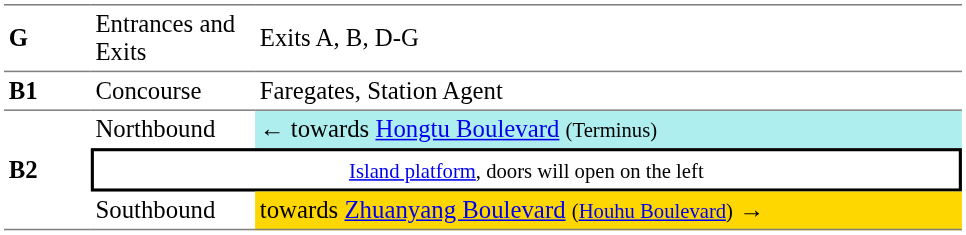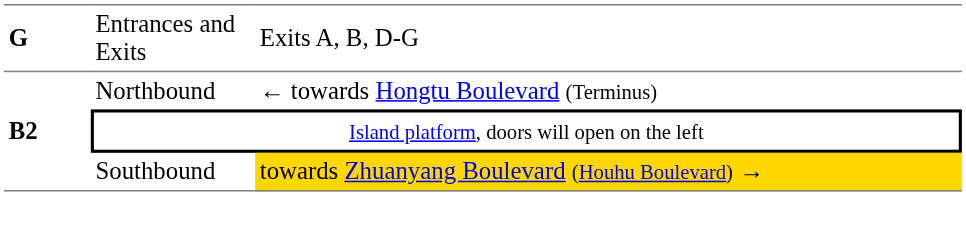- row: (148, 90)
(458, 129) paleturquoise background -> (458, 90) no background
